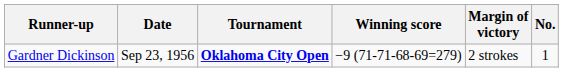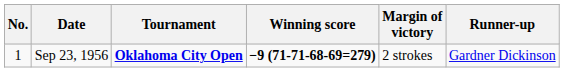columns swapped: (545, 24) <-> (61, 24)
(399, 55) normal -> (313, 55) bold
